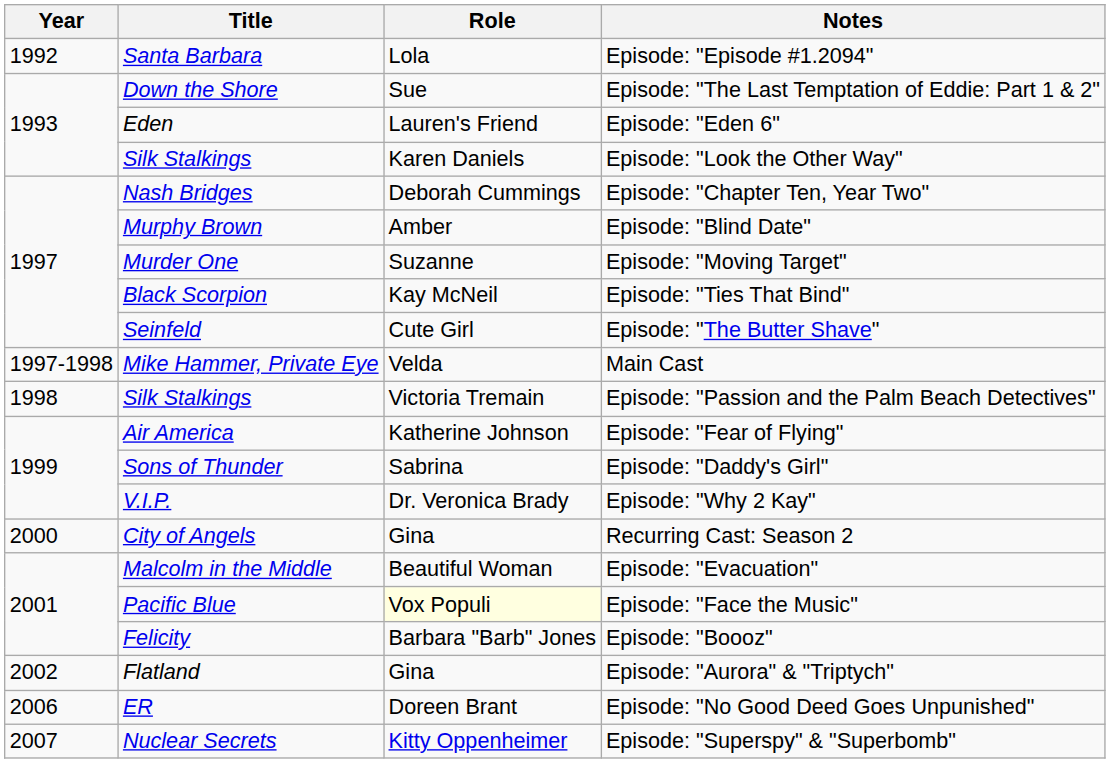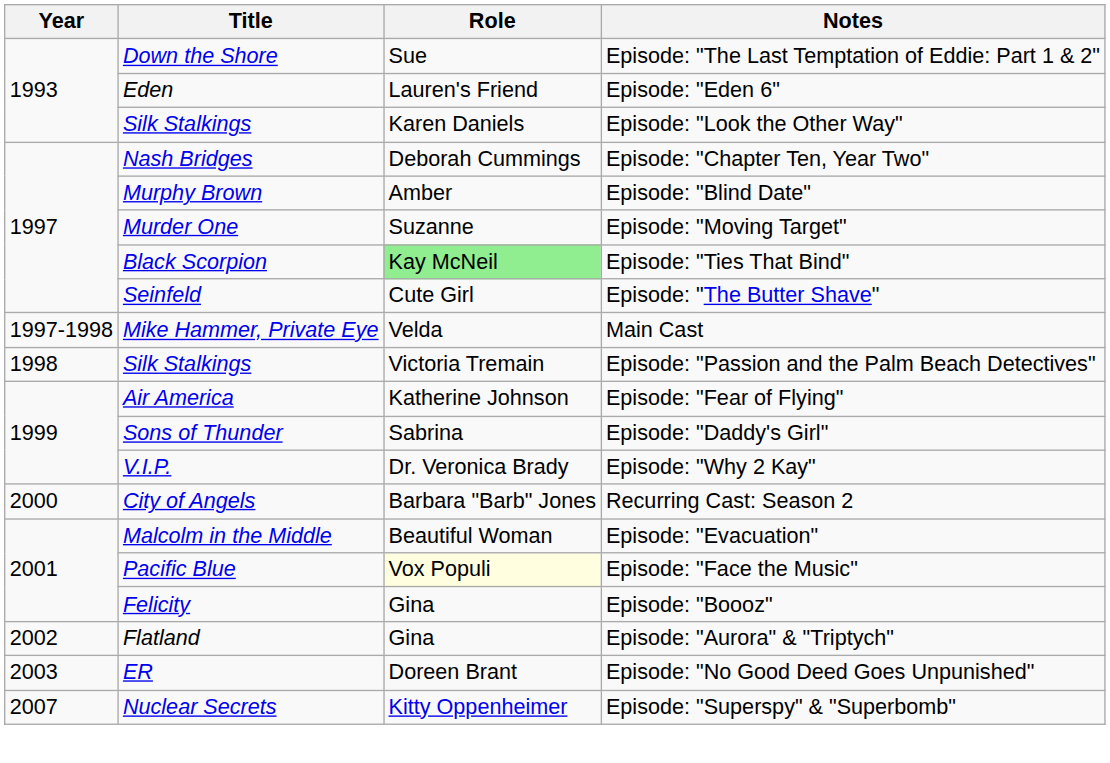- row: (740, 55)
(443, 295) no background -> (443, 261) lightgreen background
(411, 535) Gina -> (492, 501) Barbara "Barb" Jones
(492, 638) Barbara "Barb" Jones -> (411, 603) Gina
(34, 706) 2006 -> (34, 672) 2003
